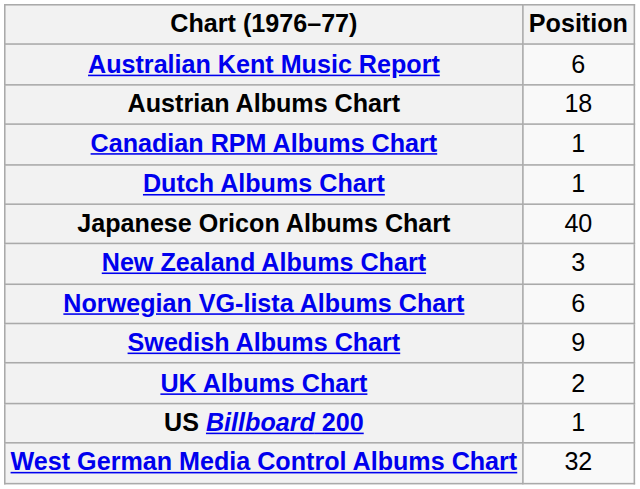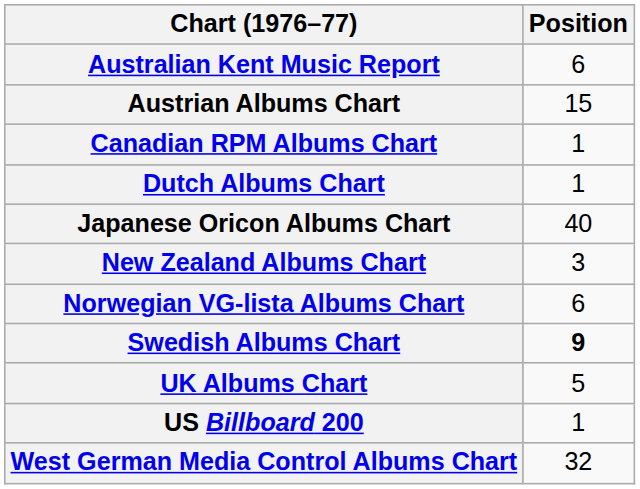(578, 104) 18 -> (578, 104) 15
(578, 343) normal -> (578, 343) bold
(578, 382) 2 -> (578, 382) 5
